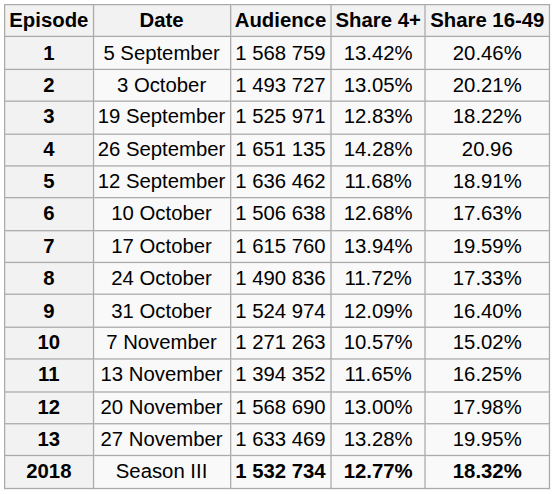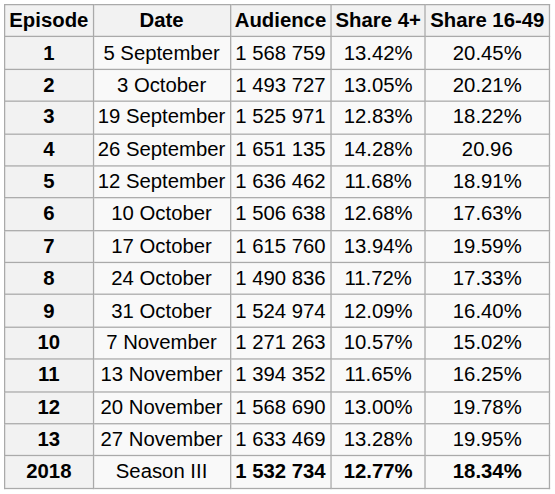(487, 52) 20.46% -> (487, 52) 20.45%
(487, 407) 17.98% -> (487, 407) 19.78%
(487, 471) 18.32% -> (487, 471) 18.34%
